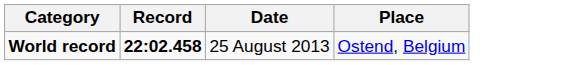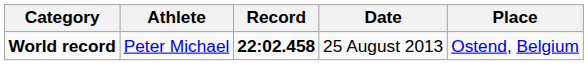+ column: (177, 18)
